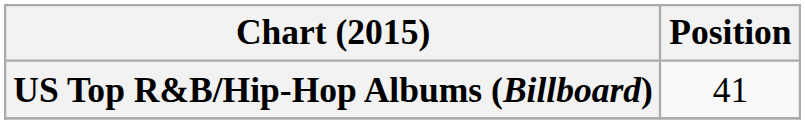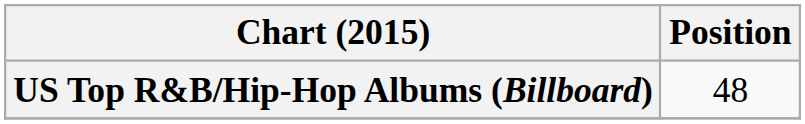(730, 88) 41 -> (730, 88) 48
